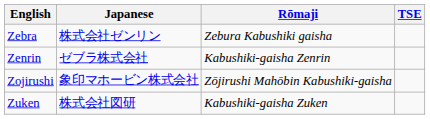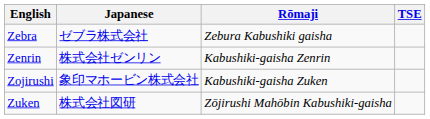(110, 35) 株式会社ゼンリン -> (104, 35) ゼブラ株式会社
(104, 57) ゼブラ株式会社 -> (110, 57) 株式会社ゼンリン
(298, 80) Zōjirushi Mahōbin Kabushiki-gaisha -> (266, 80) Kabushiki-gaisha Zuken
(266, 103) Kabushiki-gaisha Zuken -> (298, 103) Zōjirushi Mahōbin Kabushiki-gaisha
